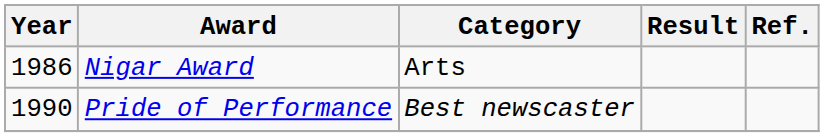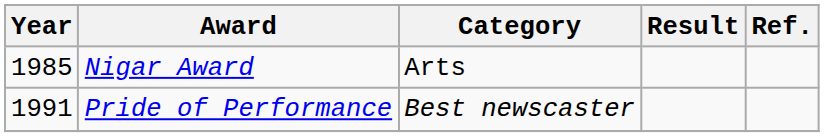(42, 68) 1986 -> (42, 68) 1985
(42, 109) 1990 -> (42, 109) 1991
